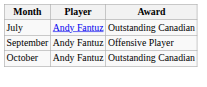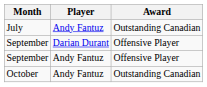+ row: (27, 43)
